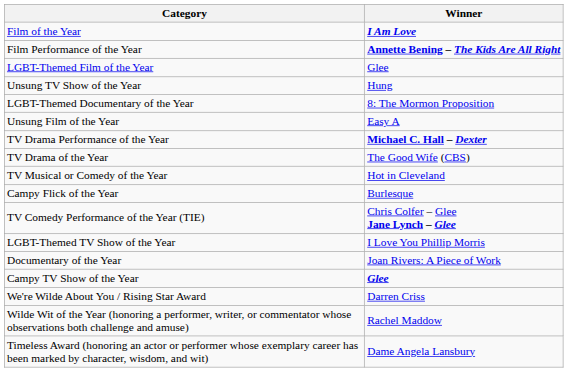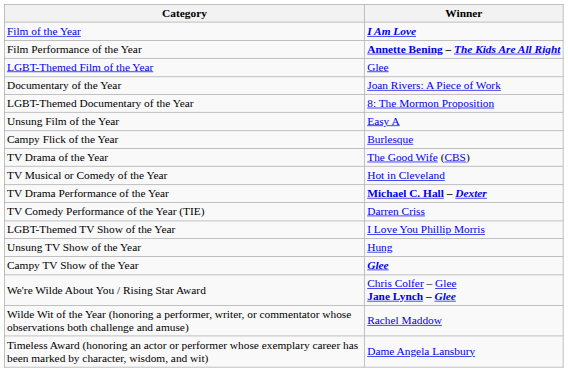rows swapped: (64, 260) <-> (74, 85)
rows swapped: (63, 193) <-> (88, 139)
(412, 218) Chris Colfer – Glee Jane Lynch – Glee -> (396, 211) Darren Criss
(396, 296) Darren Criss -> (412, 290) Chris Colfer – Glee Jane Lynch – Glee
